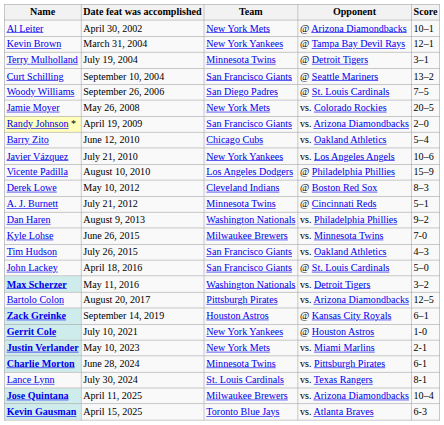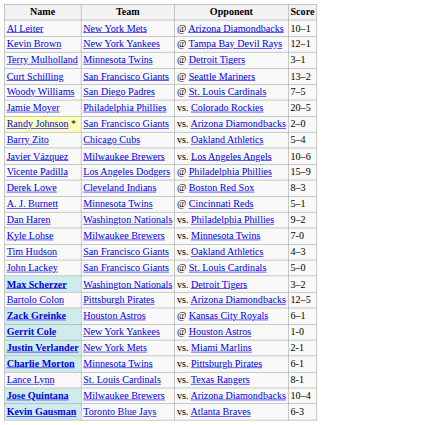- column: (142, 12)
(238, 108) New York Mets -> (125, 108) Philadelphia Phillies
(245, 156) New York Yankees -> (124, 156) Milwaukee Brewers
